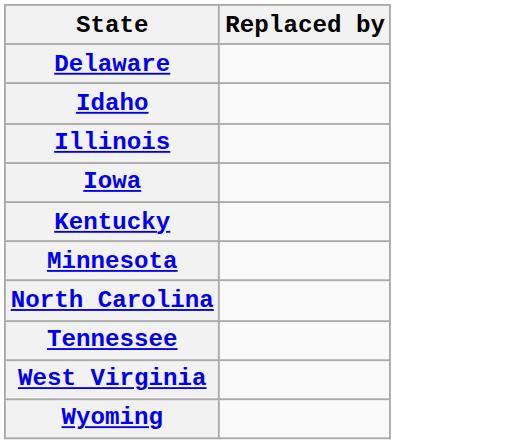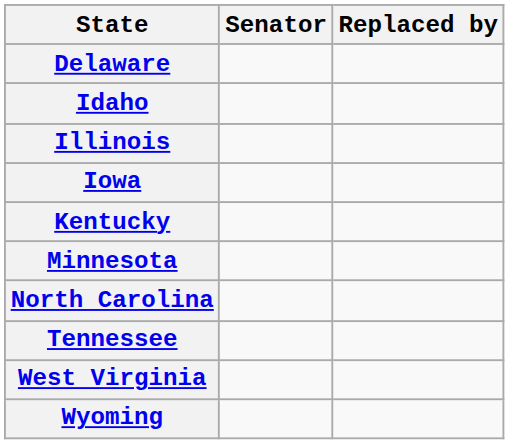+ column: (276, 25)
